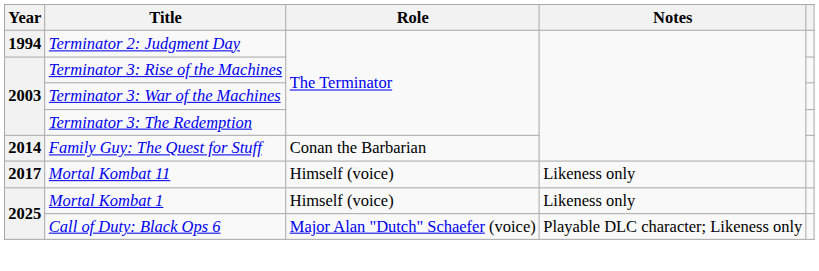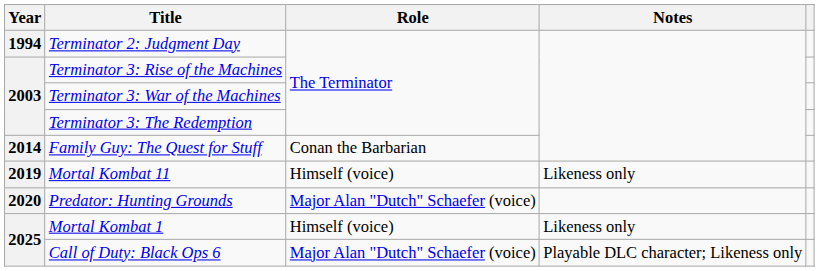(25, 174) 2017 -> (25, 174) 2019
+ row: (141, 200)
